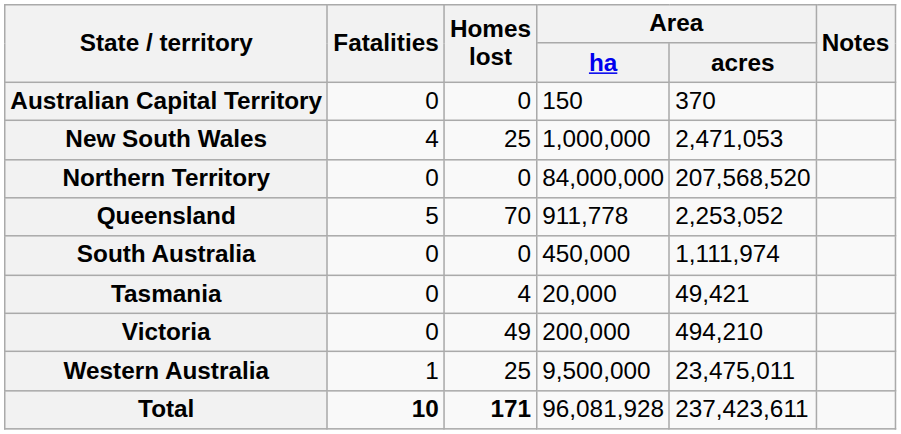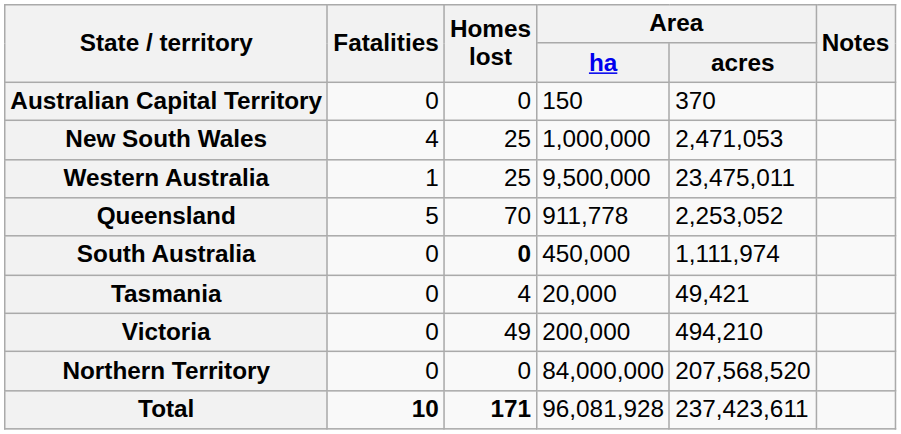rows swapped: (166, 178) <-> (166, 370)
(524, 255) normal -> (524, 255) bold
